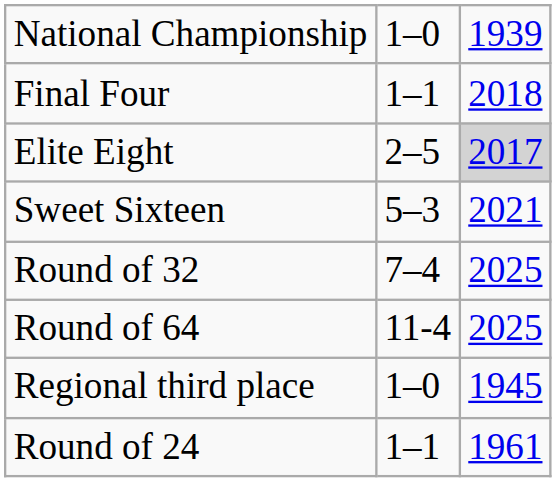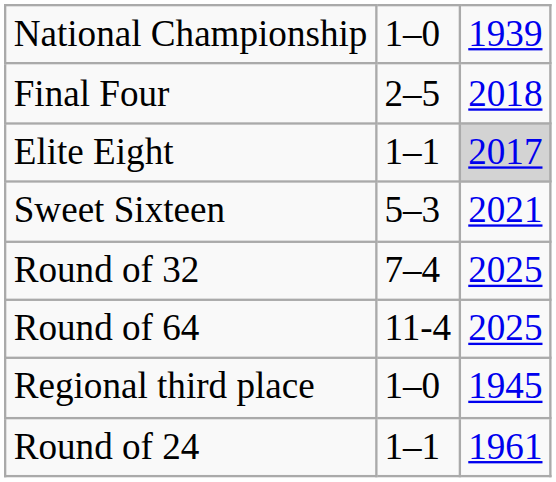(412, 92) 1–1 -> (412, 92) 2–5
(412, 151) 2–5 -> (412, 151) 1–1
